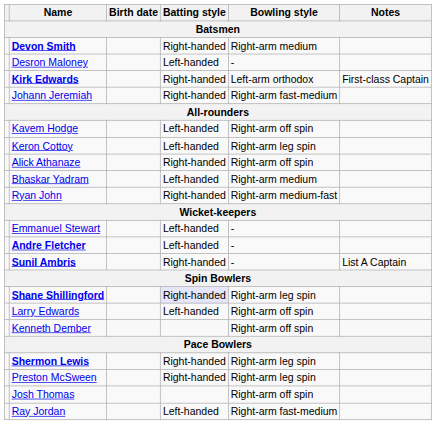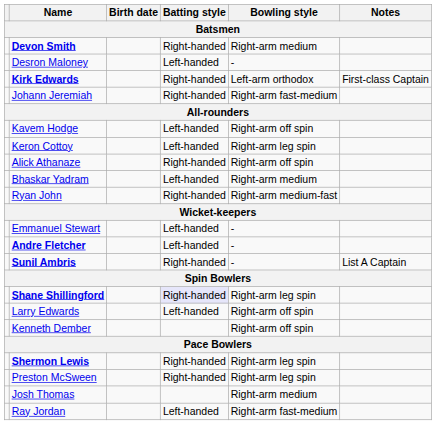(272, 395) Right-arm off spin -> (274, 395) Right-arm medium
